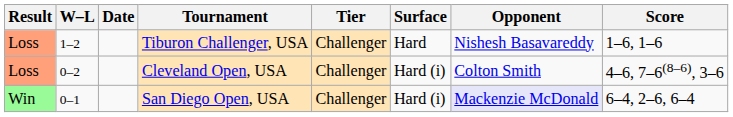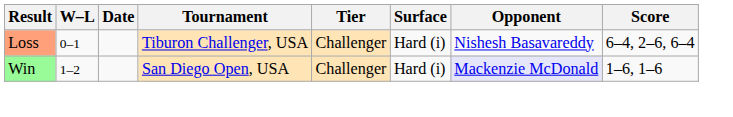(70, 43) 1–2 -> (70, 43) 0–1
(410, 42) Hard -> (420, 42) Hard (i)
(634, 42) 1–6, 1–6 -> (650, 42) 6–4, 2–6, 6–4
- row: (214, 70)
(70, 99) 0–1 -> (70, 69) 1–2
(650, 98) 6–4, 2–6, 6–4 -> (634, 68) 1–6, 1–6
